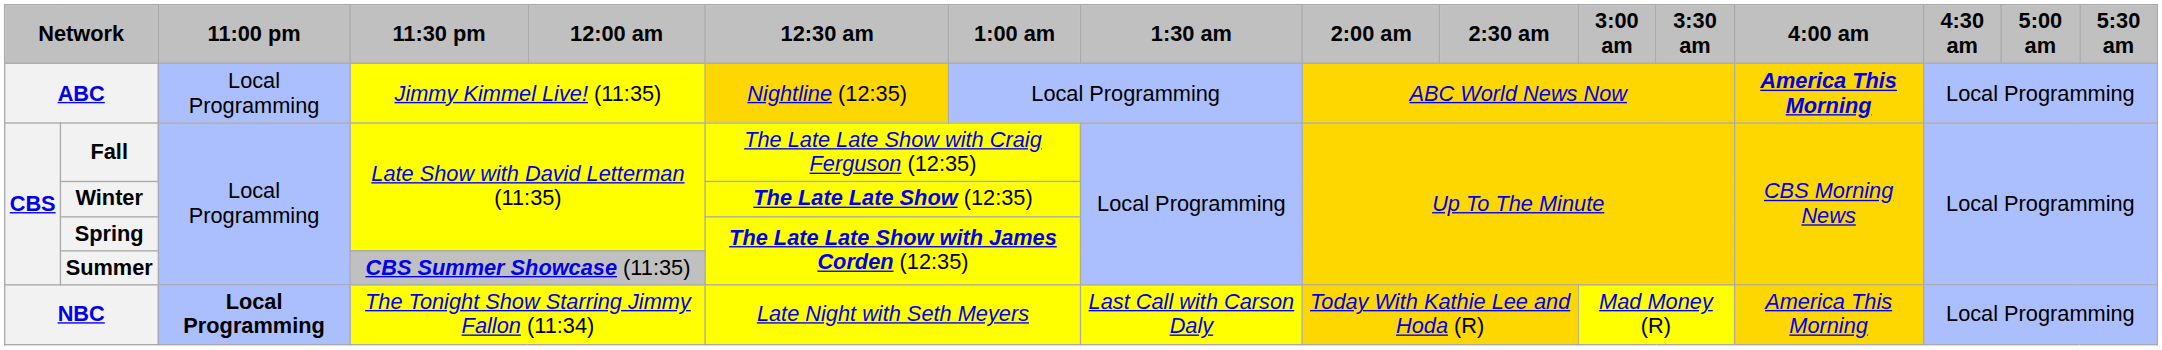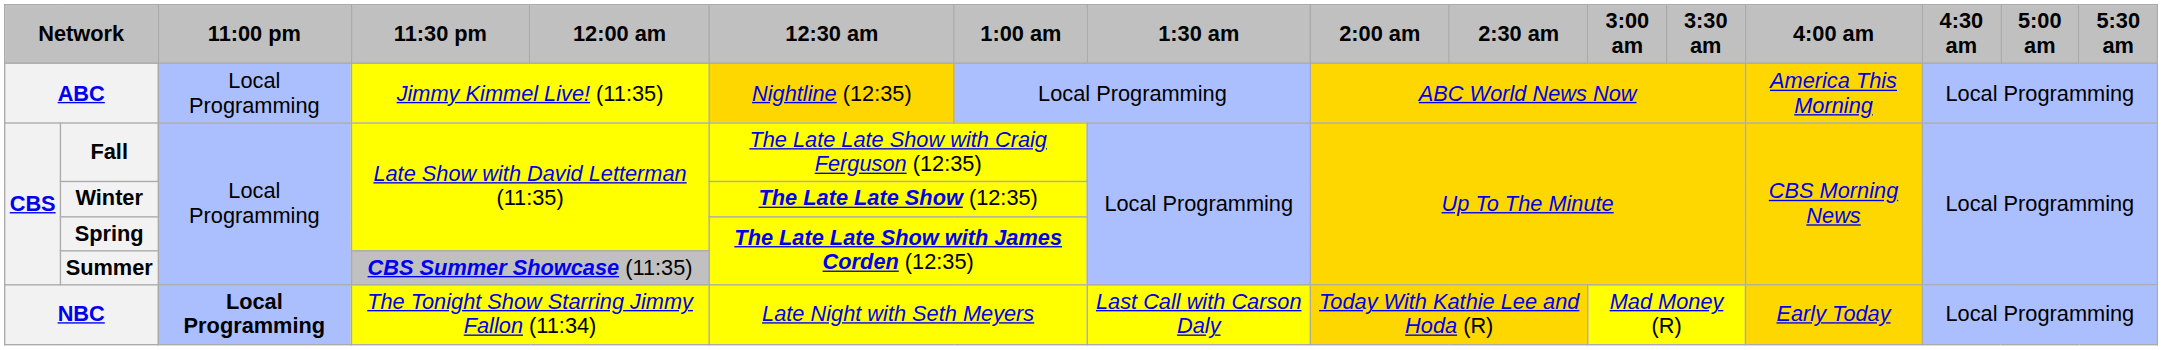(1829, 92) bold -> (1834, 92) normal
(1829, 314) America This Morning -> (1834, 314) Early Today
